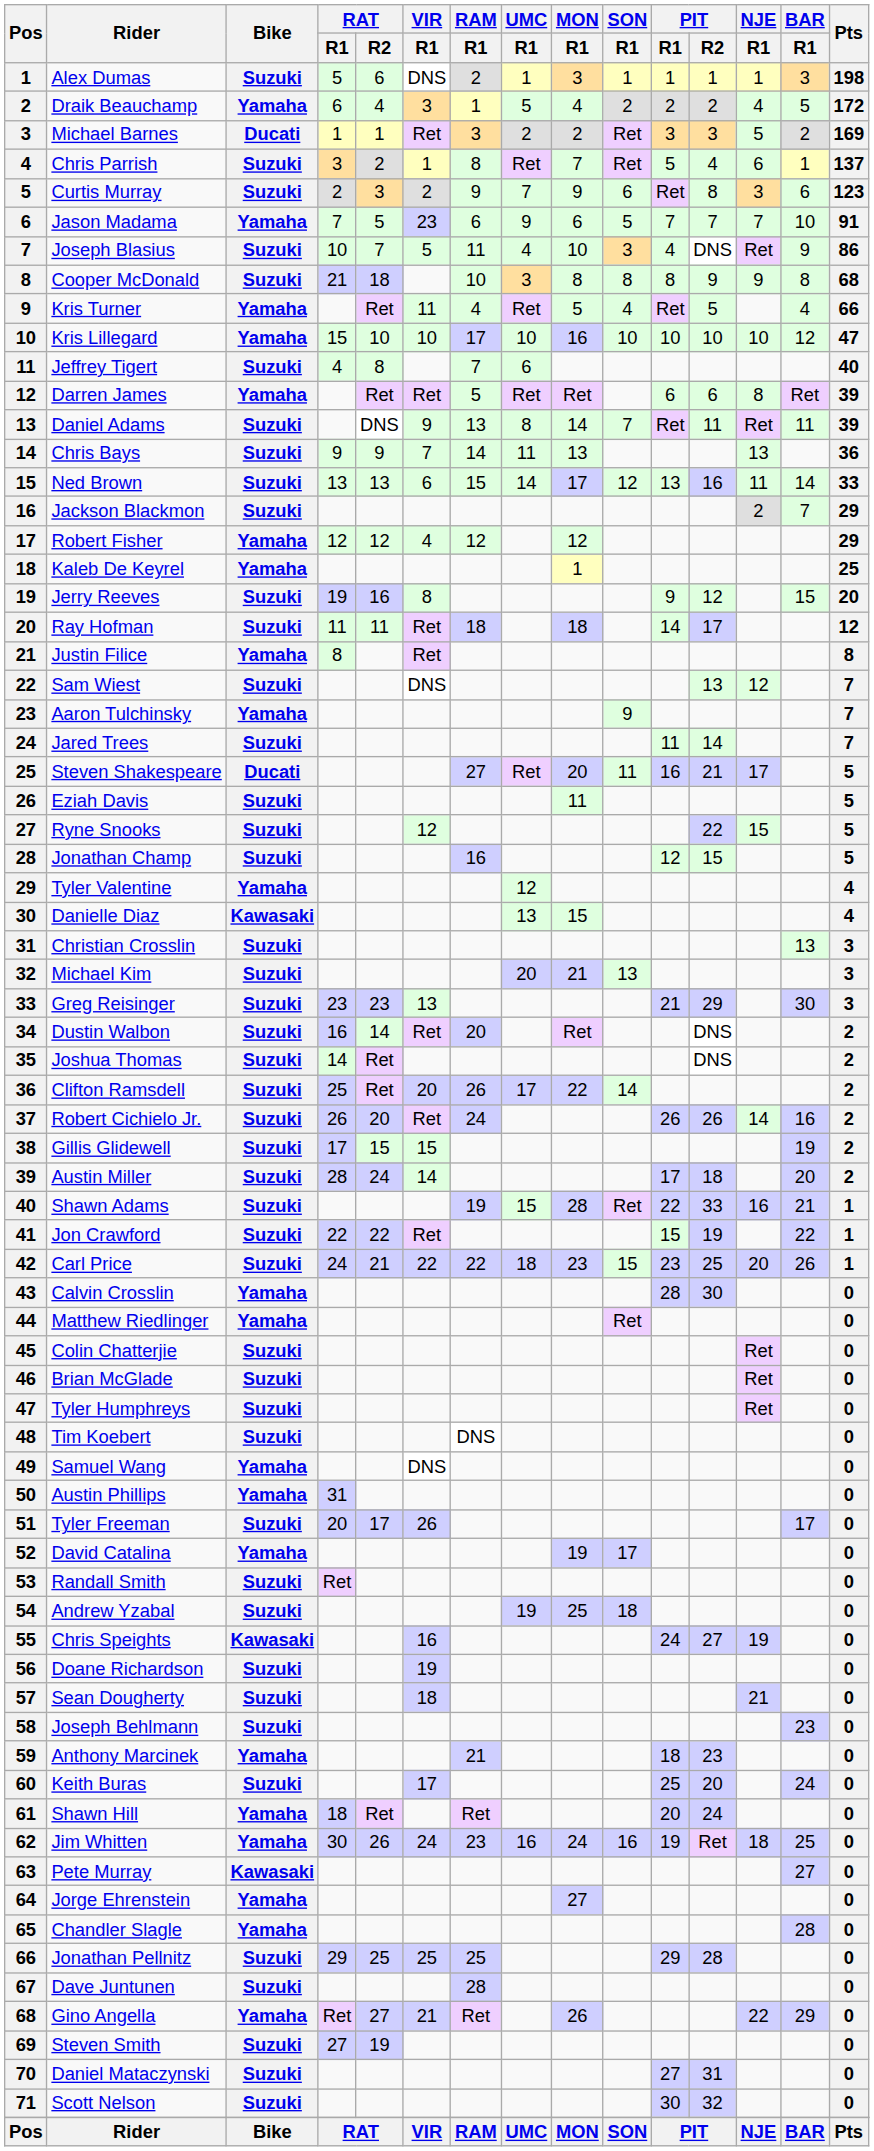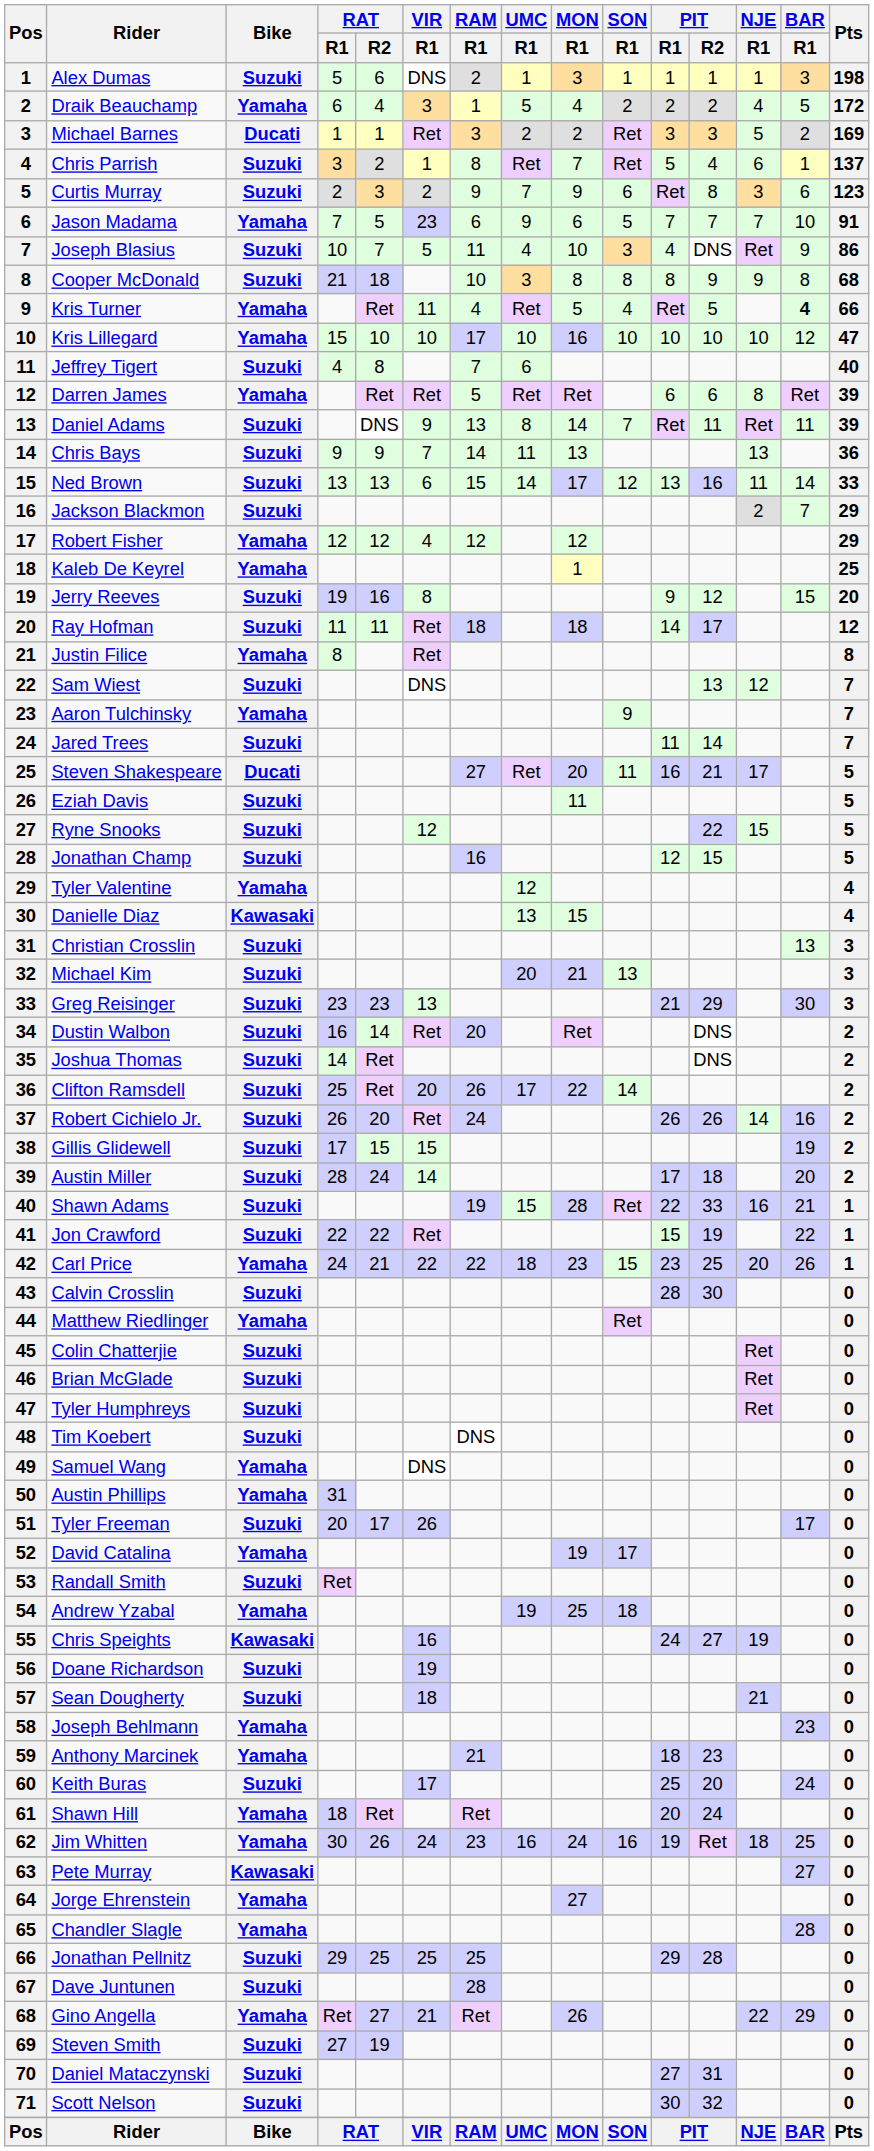(805, 308) normal -> (805, 308) bold
(272, 1263) Suzuki -> (272, 1263) Yamaha
(272, 1292) Yamaha -> (272, 1292) Suzuki
(272, 1610) Suzuki -> (272, 1610) Yamaha
(272, 1726) Suzuki -> (272, 1726) Yamaha
